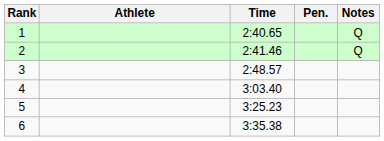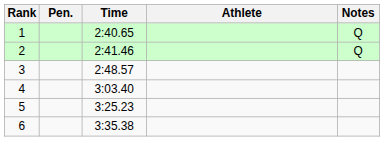columns swapped: (135, 13) <-> (316, 13)
